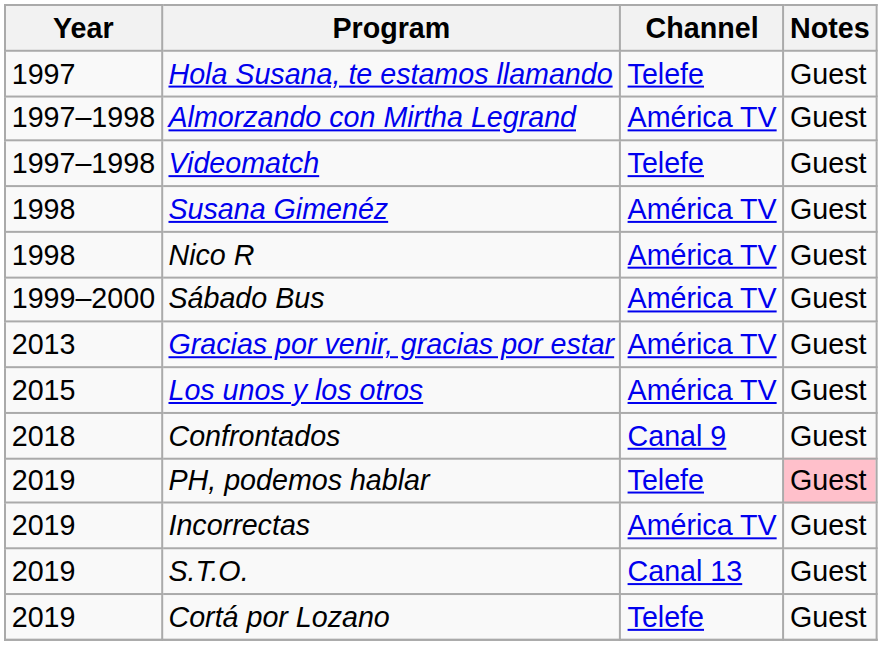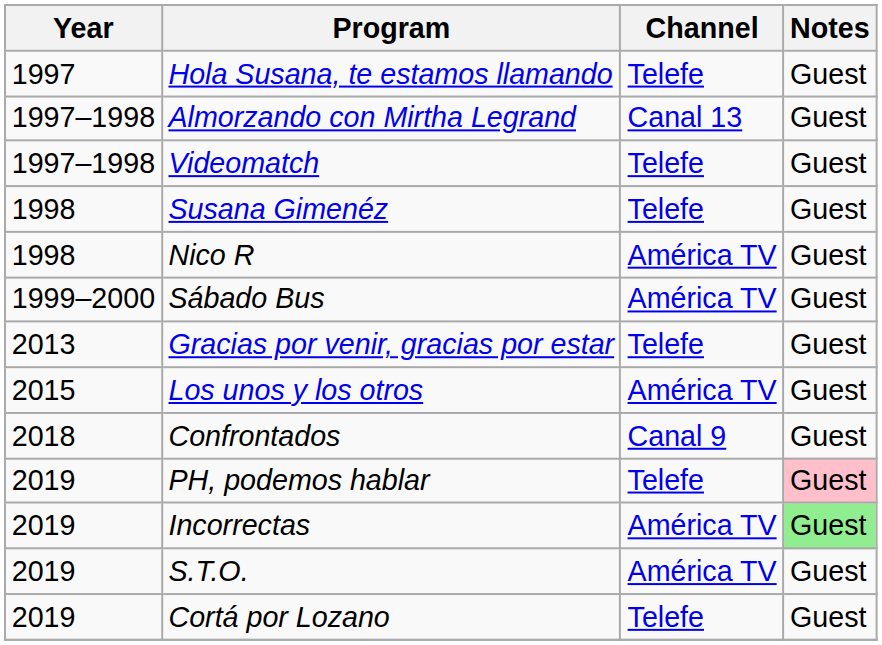(702, 119) América TV -> (685, 119) Canal 13
(702, 209) América TV -> (666, 209) Telefe
(702, 345) América TV -> (666, 345) Telefe
(828, 526) no background -> (828, 526) lightgreen background
(685, 571) Canal 13 -> (702, 571) América TV
